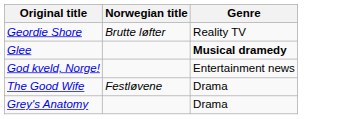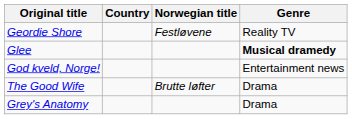+ column: (127, 13)
(135, 31) Brutte løfter -> (183, 31) Festløvene
(134, 86) Festløvene -> (185, 86) Brutte løfter
